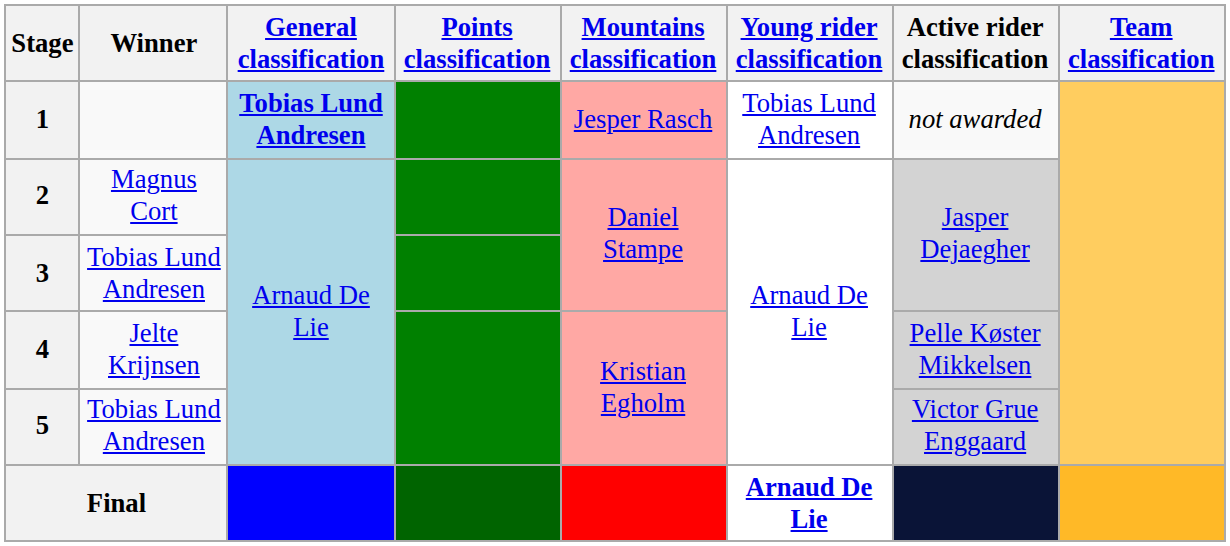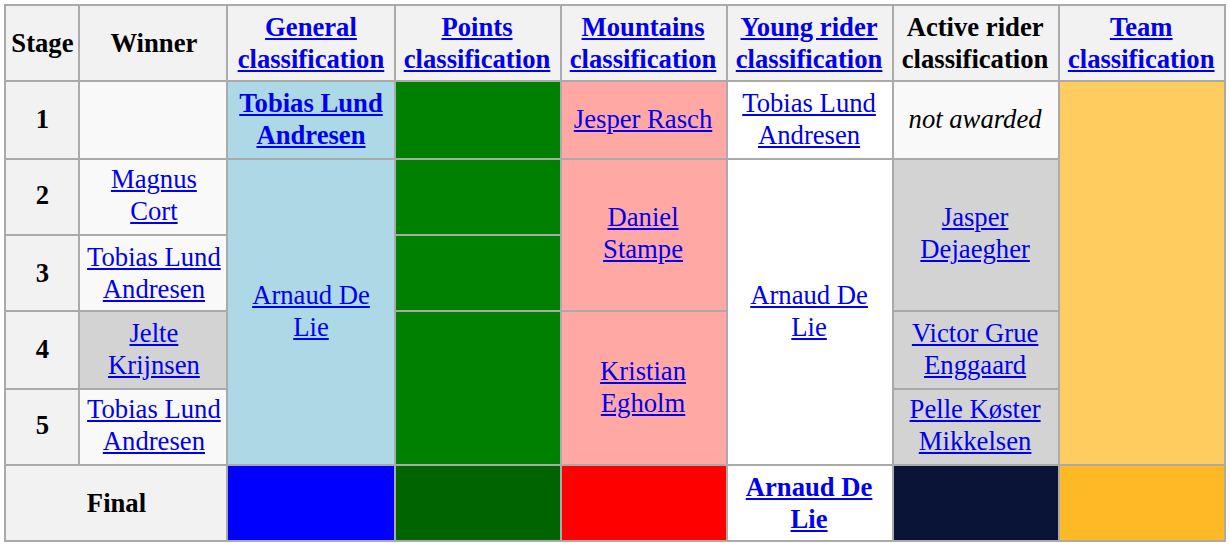(154, 349) no background -> (154, 349) lightgrey background
(975, 349) Pelle Køster Mikkelsen -> (975, 349) Victor Grue Enggaard
(975, 426) Victor Grue Enggaard -> (975, 426) Pelle Køster Mikkelsen
